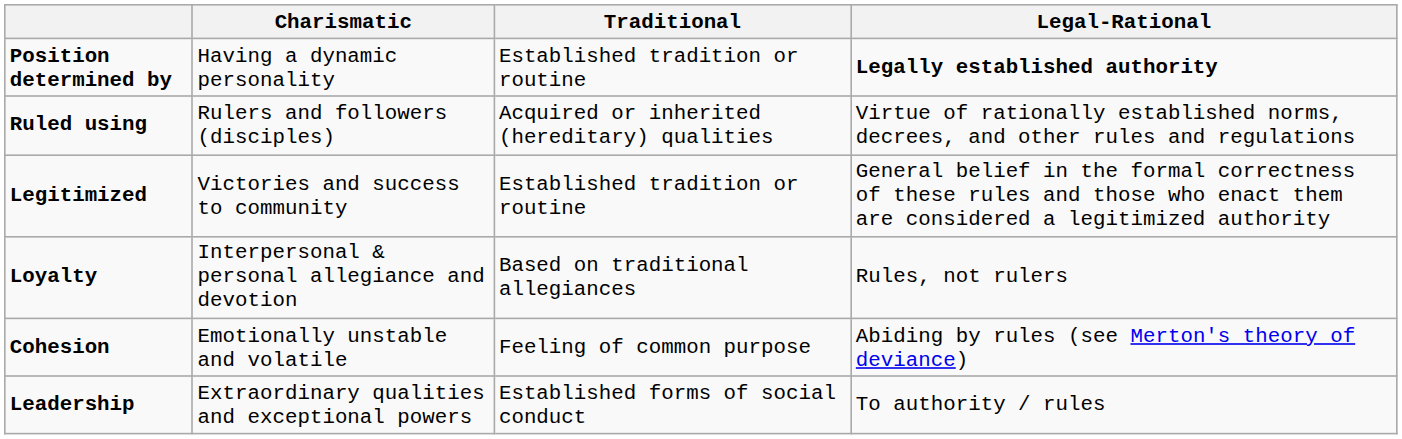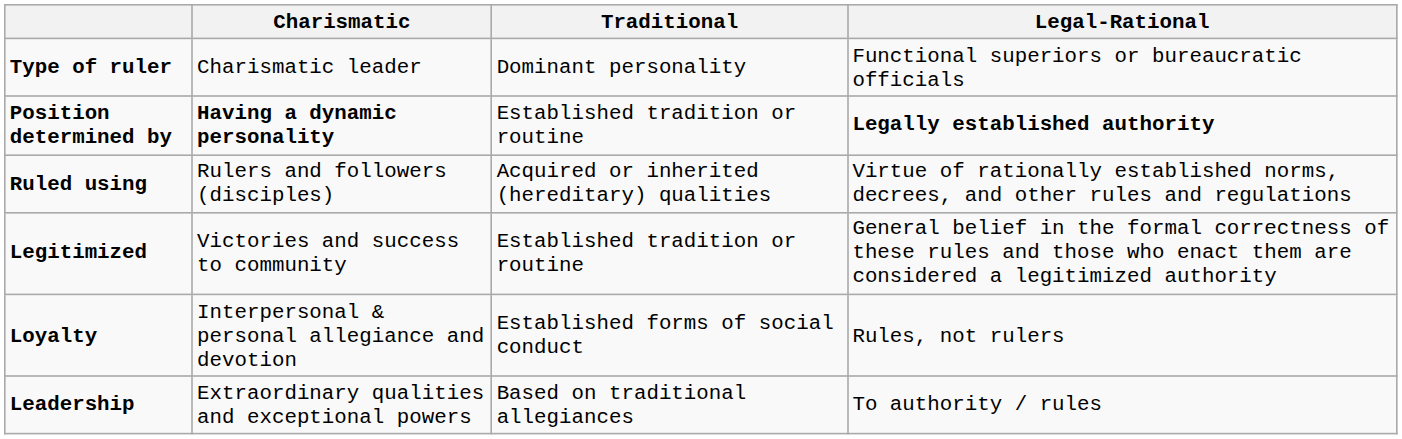+ row: (91, 68)
(297, 68) normal -> (297, 126) bold
(624, 277) Based on traditional allegiances -> (665, 335) Established forms of social conduct
- row: (60, 347)
(667, 405) Established forms of social conduct -> (621, 405) Based on traditional allegiances
